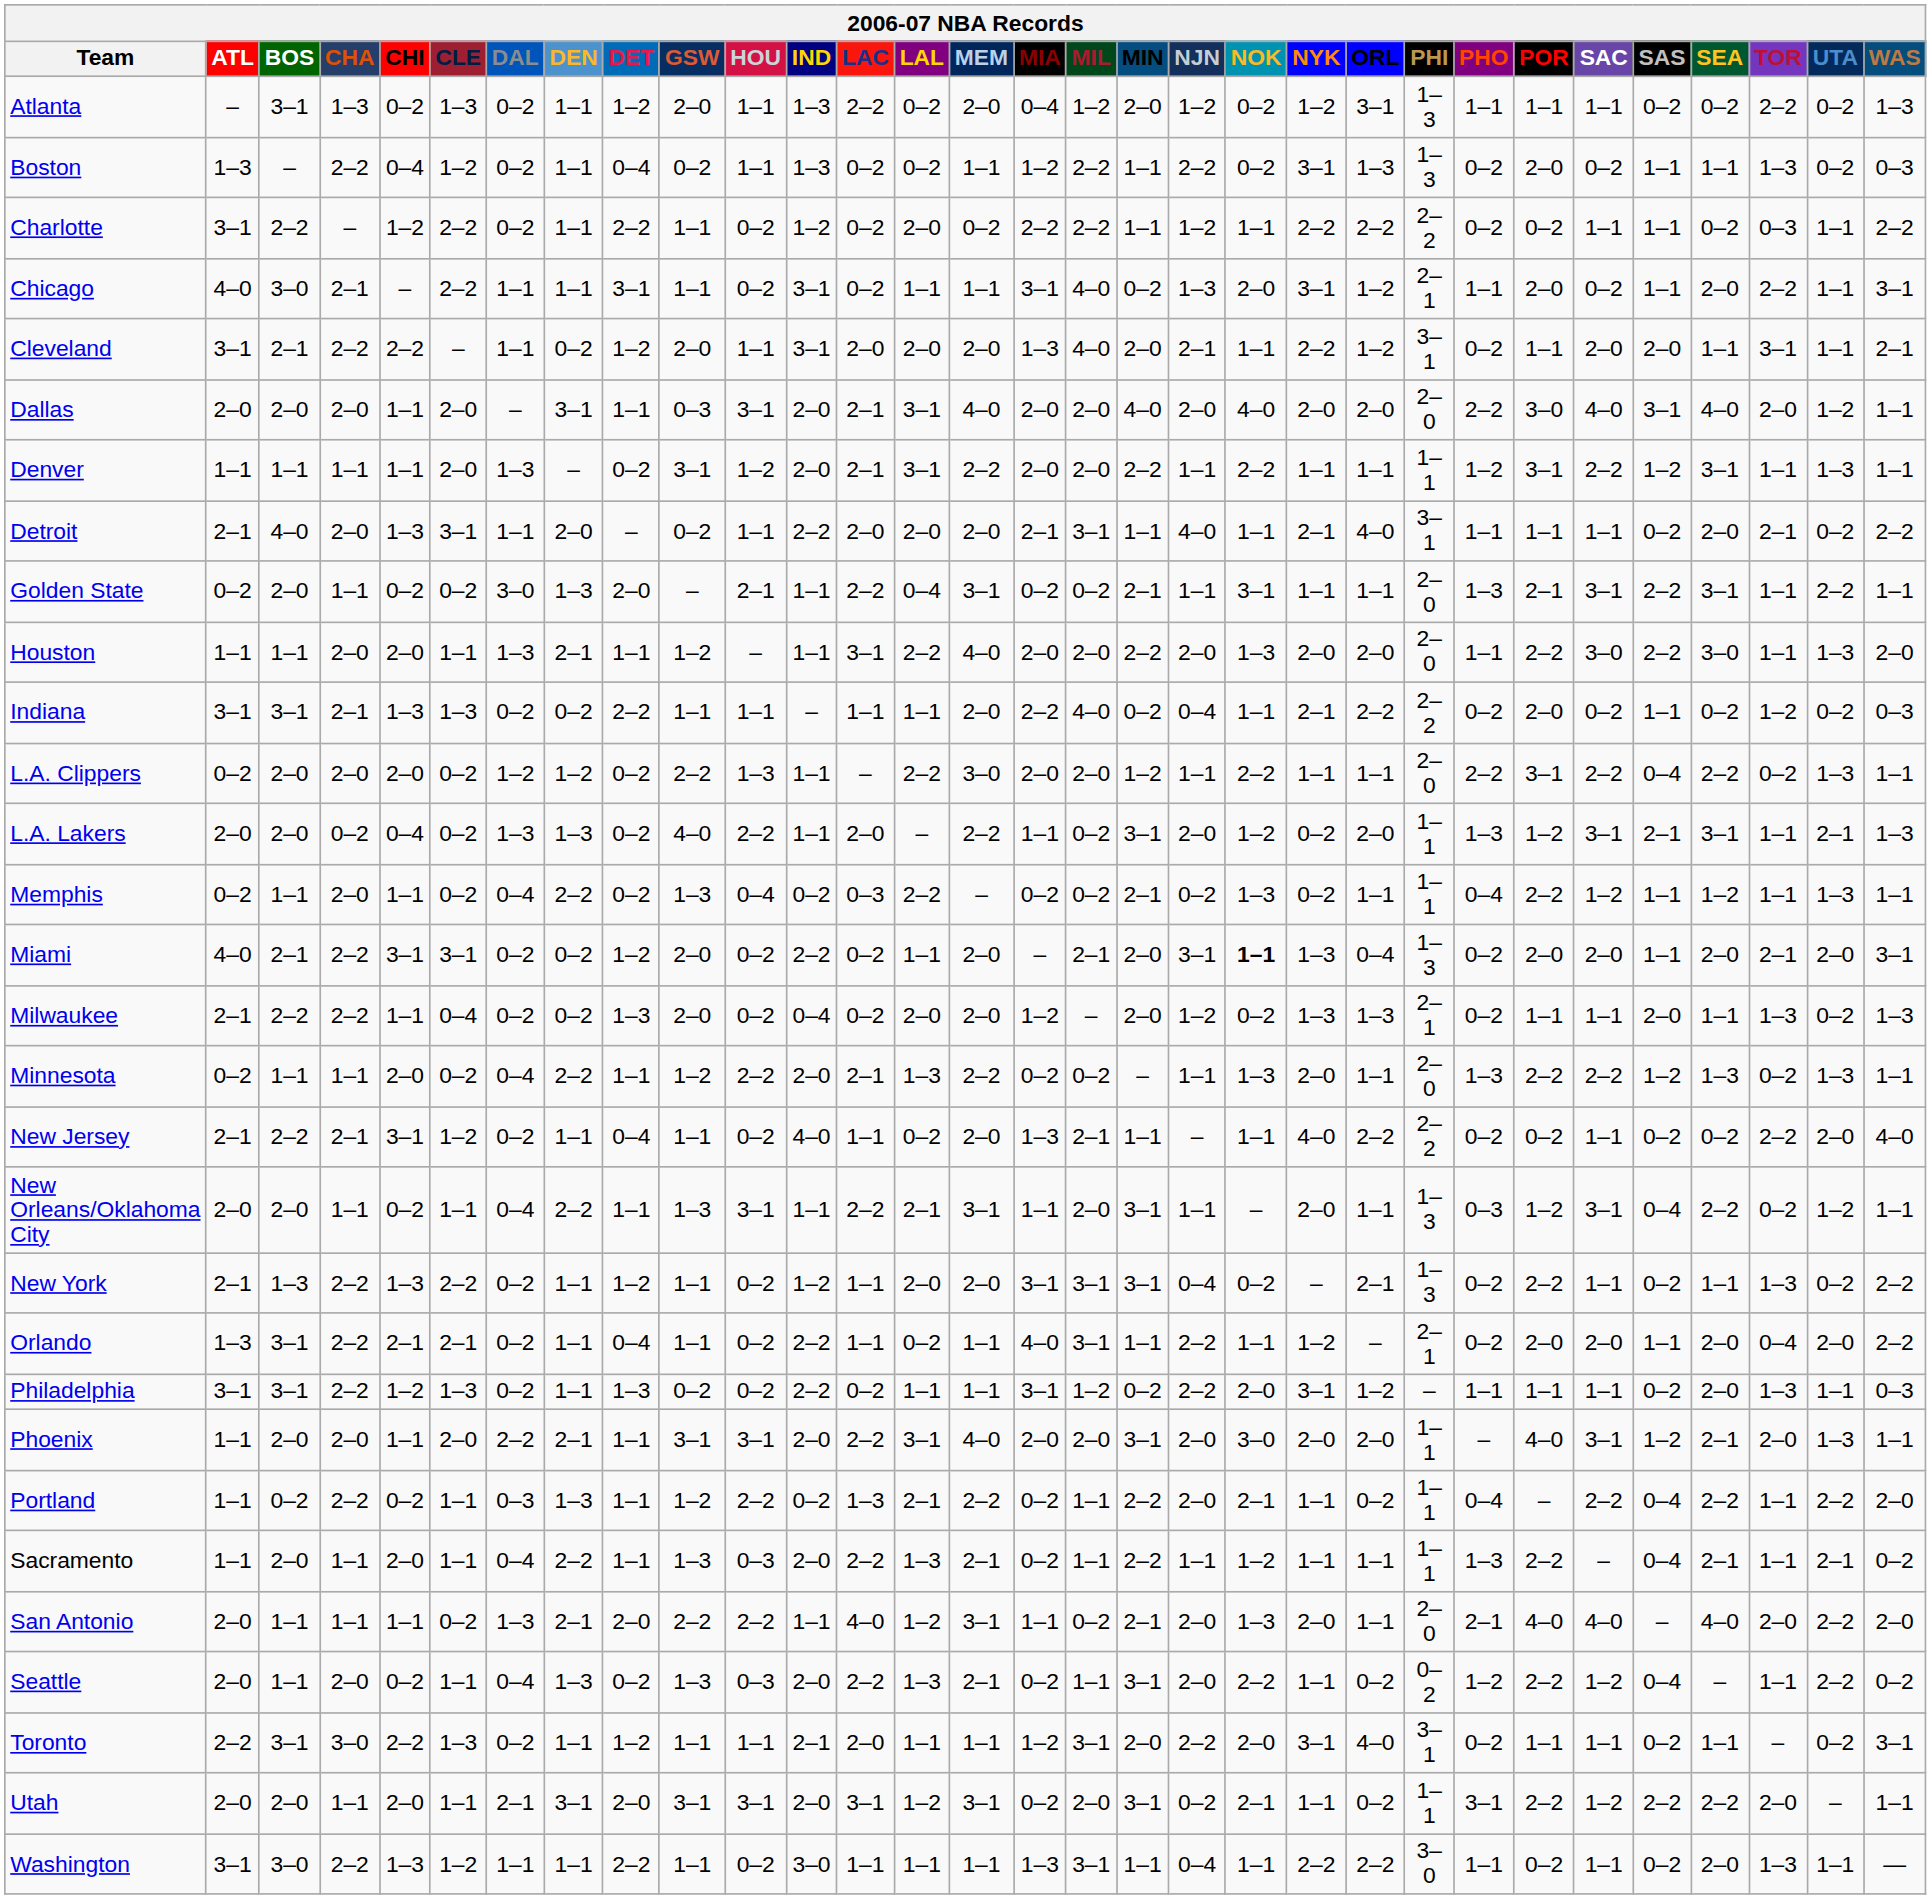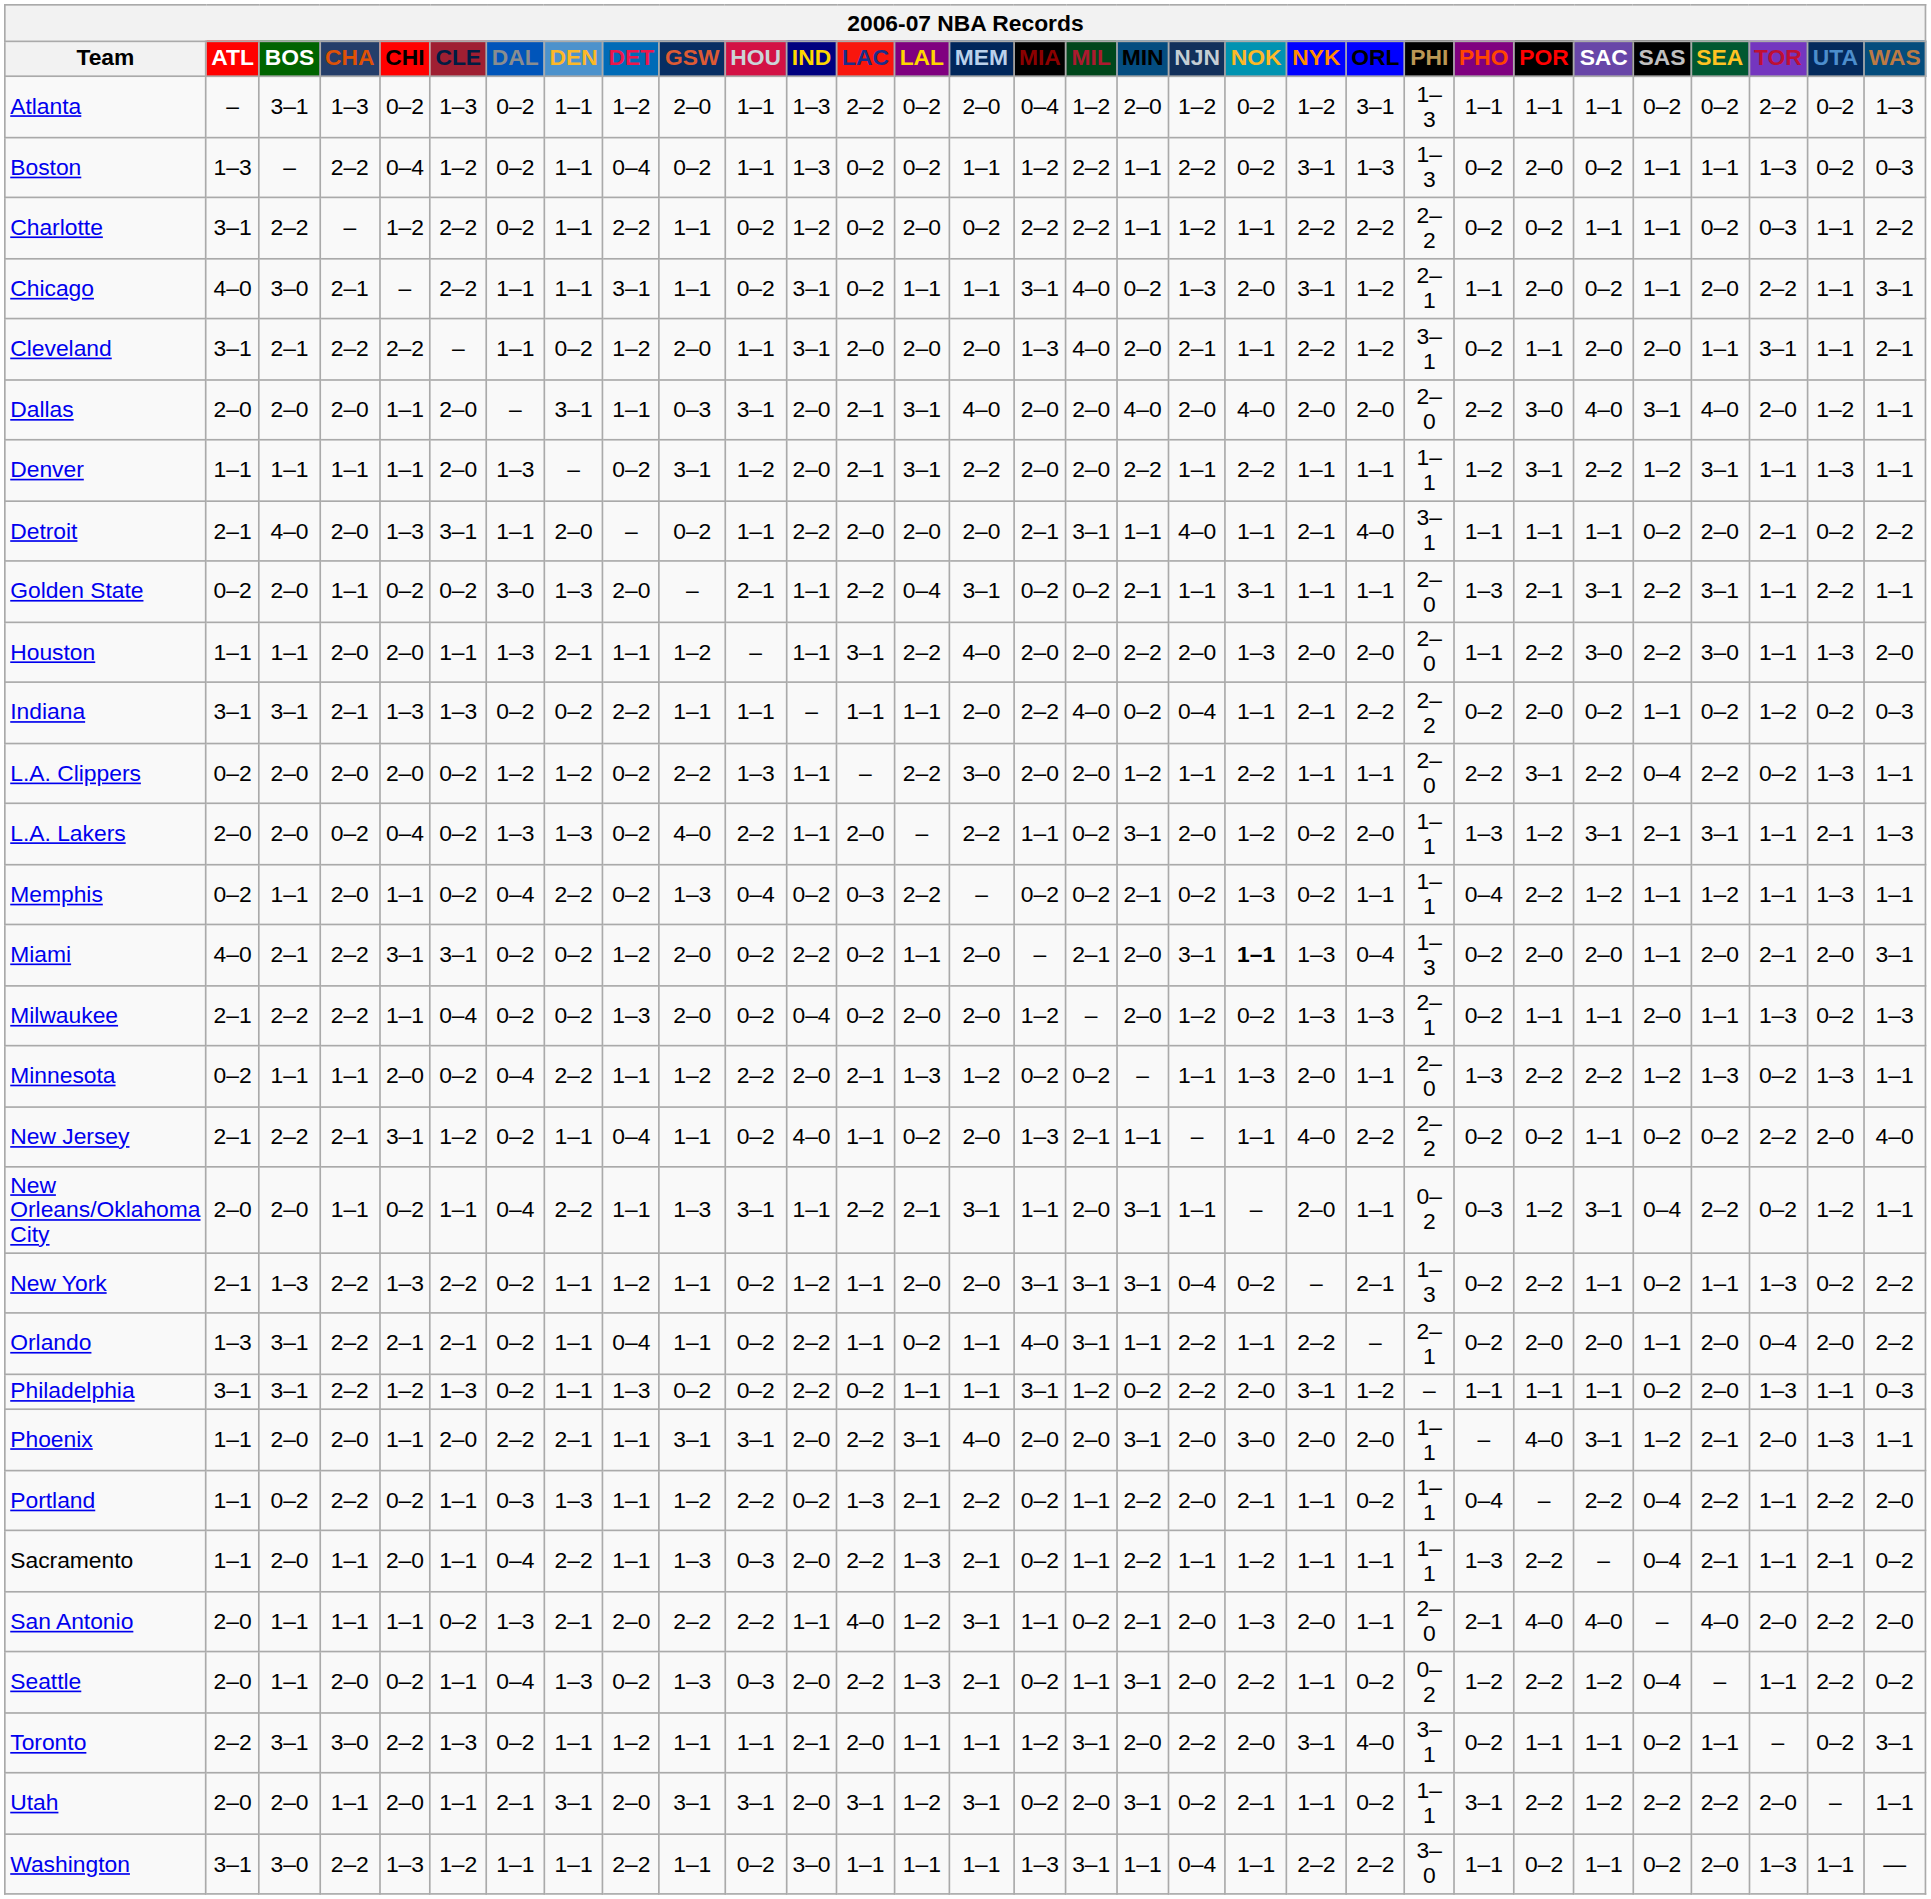(981, 1076) 2–2 -> (981, 1076) 1–2
(1429, 1209) 1–3 -> (1429, 1209) 0–2
(1316, 1343) 1–2 -> (1316, 1343) 2–2
